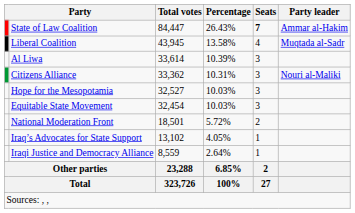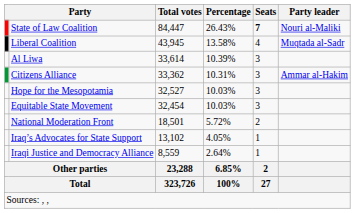(314, 28) Ammar al-Hakim -> (311, 28) Nouri al-Maliki
(311, 75) Nouri al-Maliki -> (314, 75) Ammar al-Hakim
